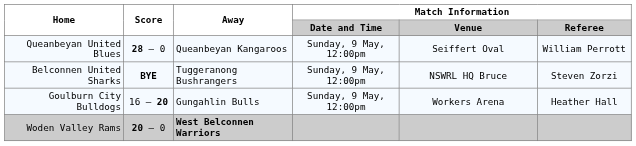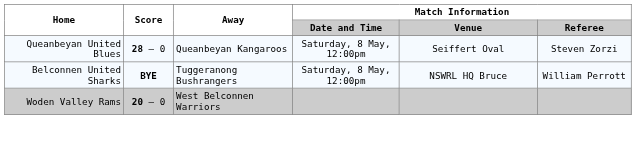(346, 49) Sunday, 9 May, 12:00pm -> (346, 49) Saturday, 8 May, 12:00pm
(584, 49) William Perrott -> (584, 49) Steven Zorzi
(346, 75) Sunday, 9 May, 12:00pm -> (346, 75) Saturday, 8 May, 12:00pm
(584, 75) Steven Zorzi -> (584, 75) William Perrott
- row: (85, 101)
(215, 128) bold -> (215, 101) normal
